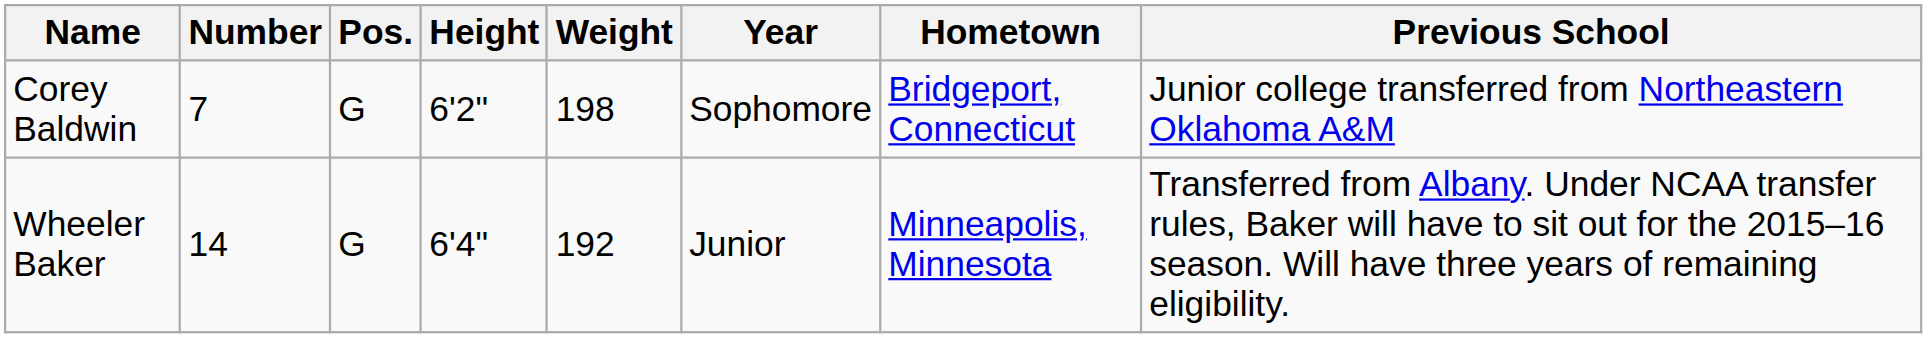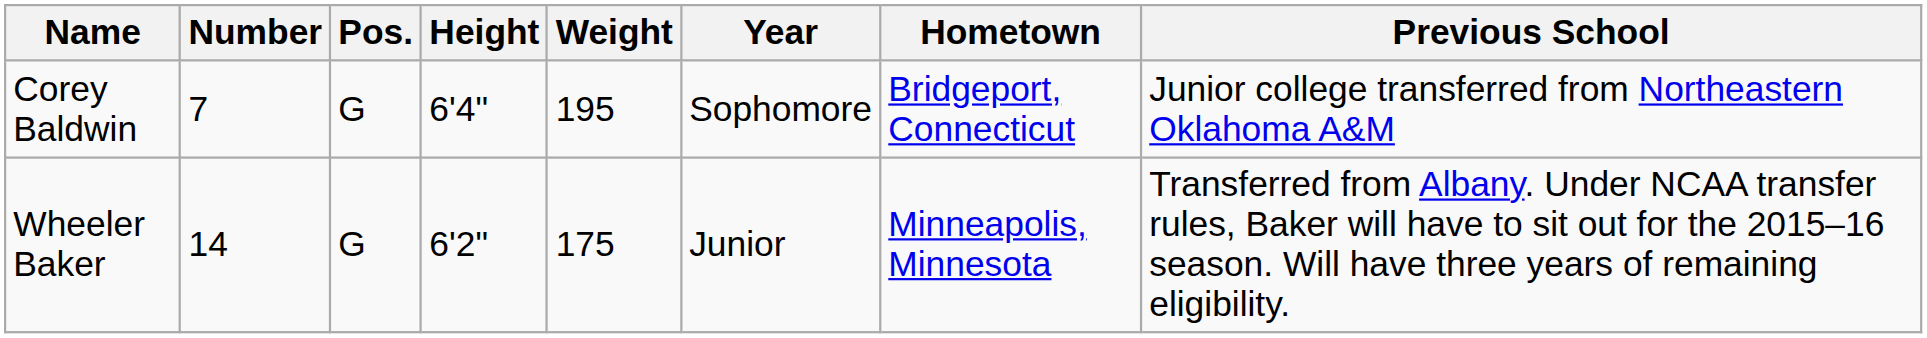(459, 108) 6'2" -> (459, 108) 6'4"
(585, 108) 198 -> (585, 108) 195
(459, 244) 6'4" -> (459, 244) 6'2"
(585, 244) 192 -> (585, 244) 175
